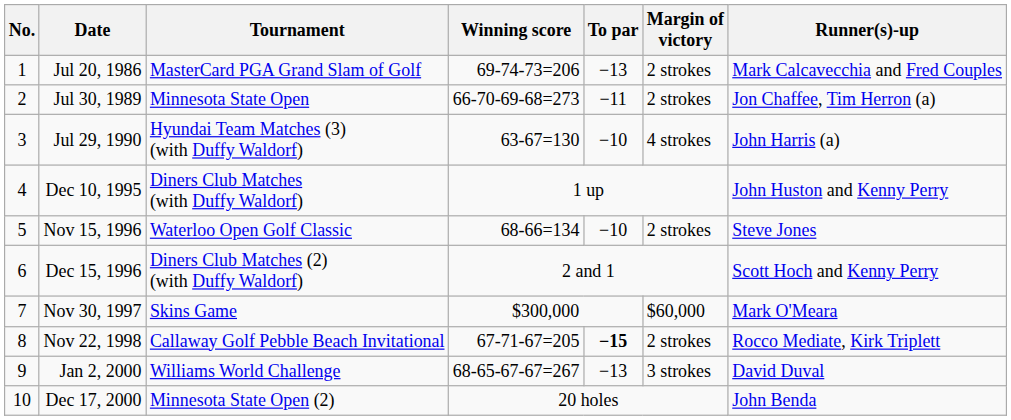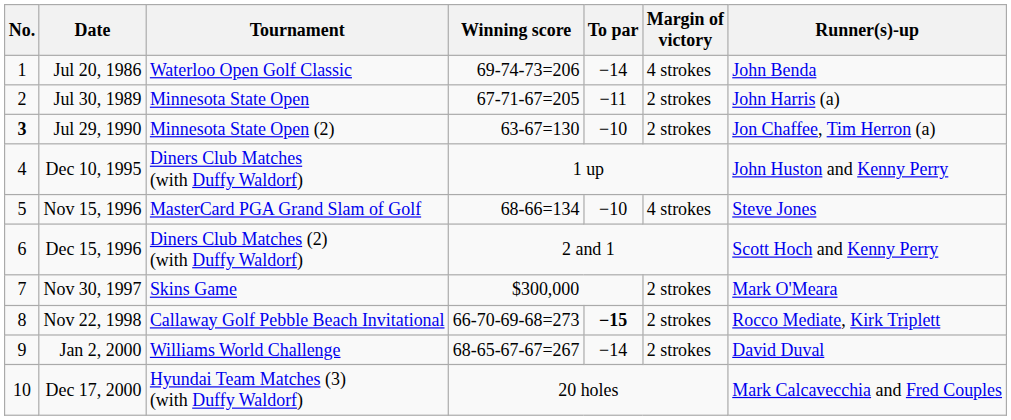(286, 70) MasterCard PGA Grand Slam of Golf -> (251, 70) Waterloo Open Golf Classic
(613, 70) −13 -> (613, 70) −14
(679, 70) 2 strokes -> (679, 70) 4 strokes
(867, 70) Mark Calcavecchia and Fred Couples -> (774, 70) John Benda
(516, 99) 66-70-69-68=273 -> (528, 99) 67-71-67=205
(834, 99) Jon Chaffee, Tim Herron (a) -> (786, 99) John Harris (a)
(22, 140) normal -> (22, 129) bold
(248, 140) Hyundai Team Matches (3) (with Duffy Waldorf) -> (242, 129) Minnesota State Open (2)
(679, 140) 4 strokes -> (679, 129) 2 strokes
(786, 140) John Harris (a) -> (834, 129) Jon Chaffee, Tim Herron (a)
(251, 231) Waterloo Open Golf Classic -> (286, 209) MasterCard PGA Grand Slam of Golf
(679, 231) 2 strokes -> (679, 209) 4 strokes
(676, 311) $60,000 -> (679, 290) 2 strokes
(528, 341) 67-71-67=205 -> (516, 319) 66-70-69-68=273
(613, 370) −13 -> (613, 349) −14
(679, 370) 3 strokes -> (679, 349) 2 strokes
(242, 400) Minnesota State Open (2) -> (248, 389) Hyundai Team Matches (3) (with Duffy Waldorf)
(774, 400) John Benda -> (867, 389) Mark Calcavecchia and Fred Couples
